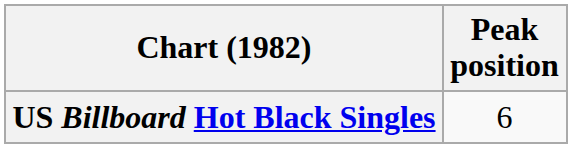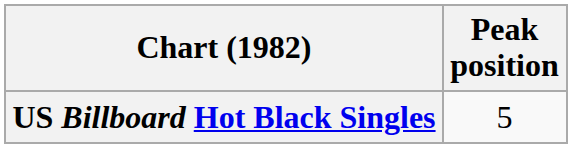(505, 116) 6 -> (505, 116) 5
